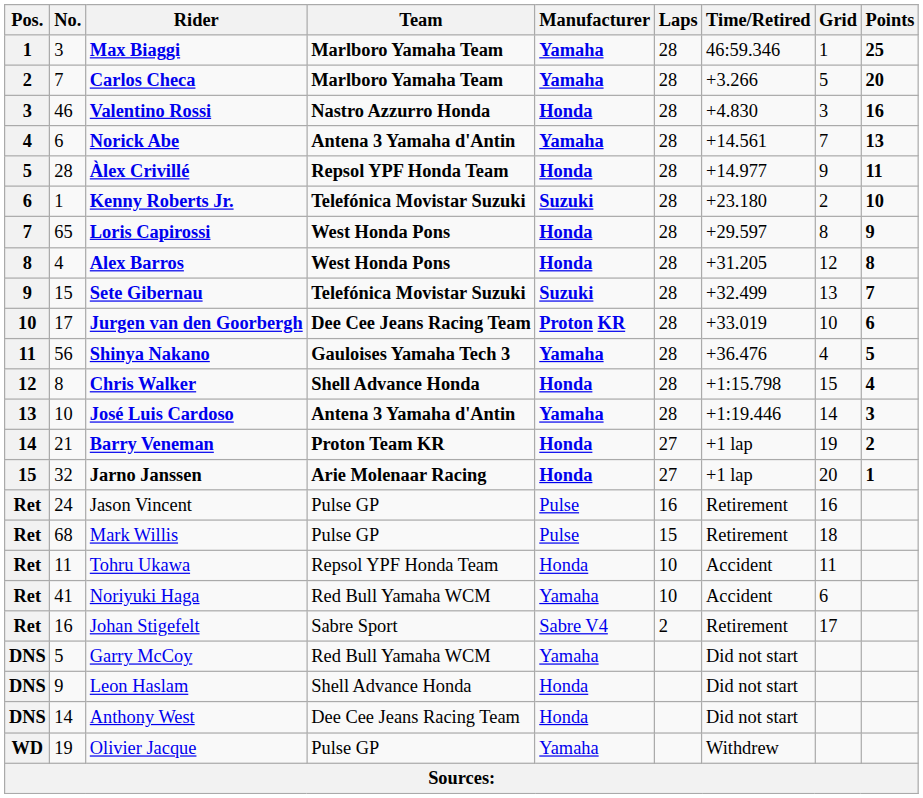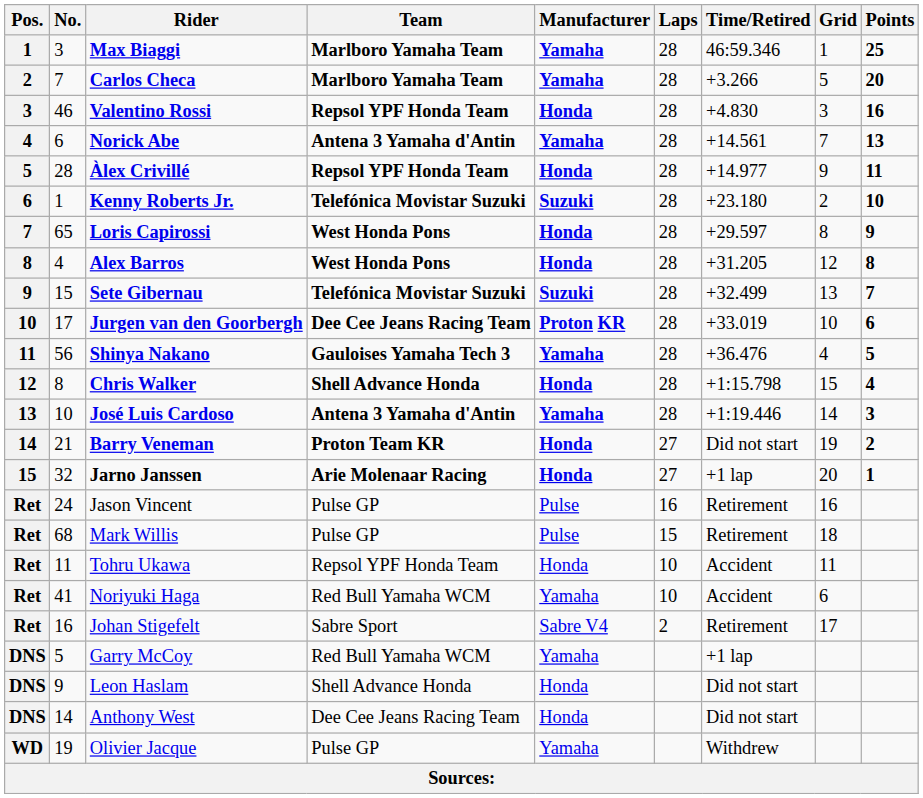(401, 110) Nastro Azzurro Honda -> (410, 110) Repsol YPF Honda Team
(729, 444) +1 lap -> (752, 444) Did not start
(752, 656) Did not start -> (729, 656) +1 lap
